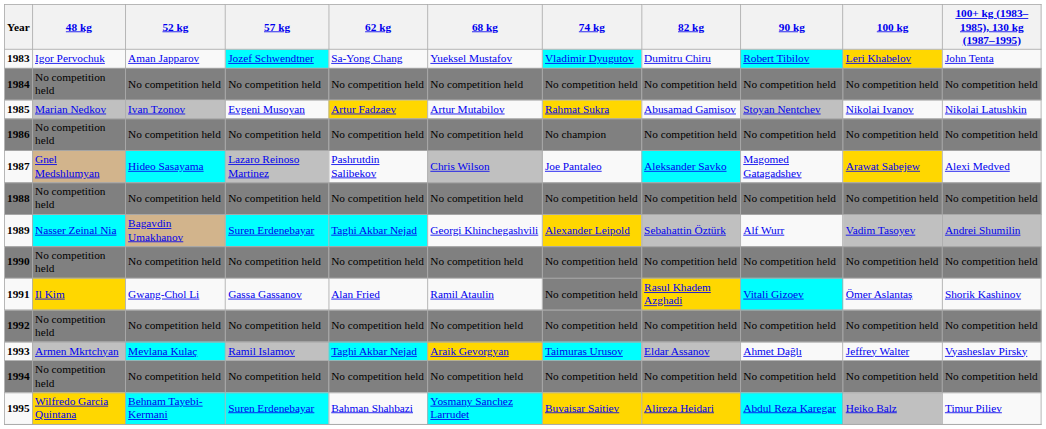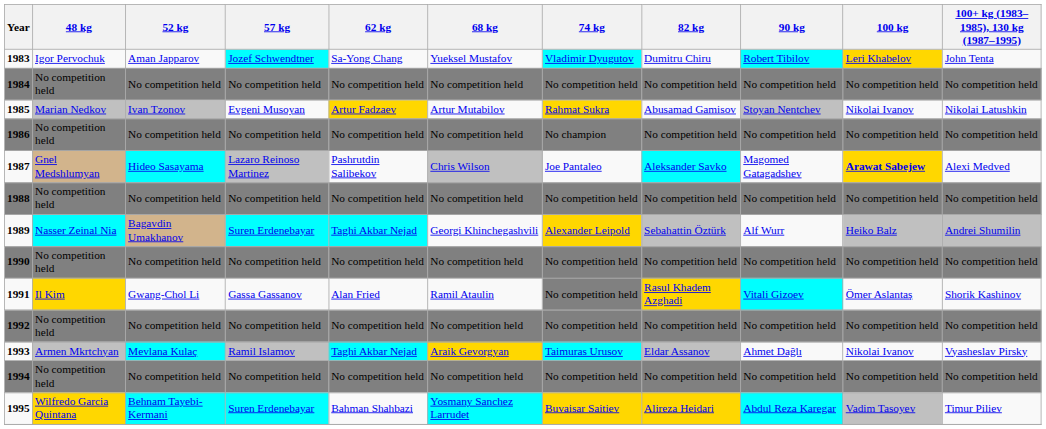(883, 166) normal -> (885, 166) bold
(881, 230) Vadim Tasoyev -> (871, 230) Heiko Balz
(878, 351) Jeffrey Walter -> (880, 351) Nikolai Ivanov
(871, 408) Heiko Balz -> (881, 408) Vadim Tasoyev
